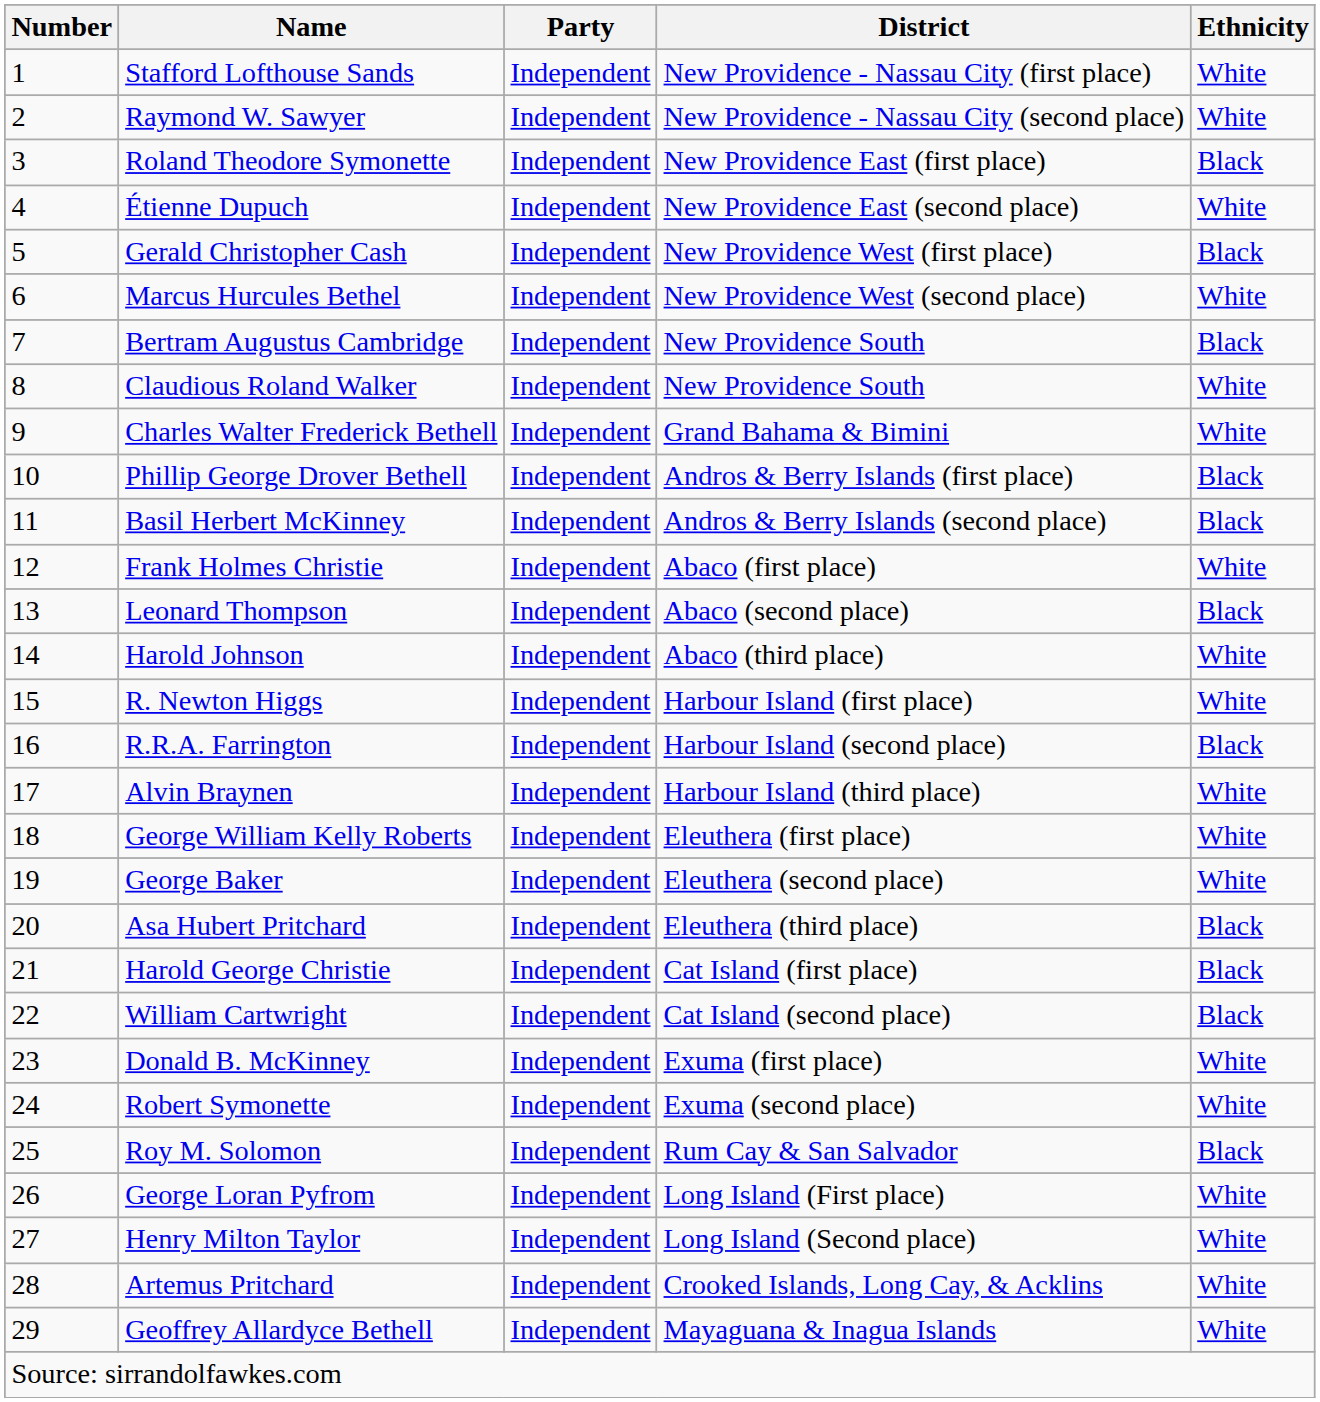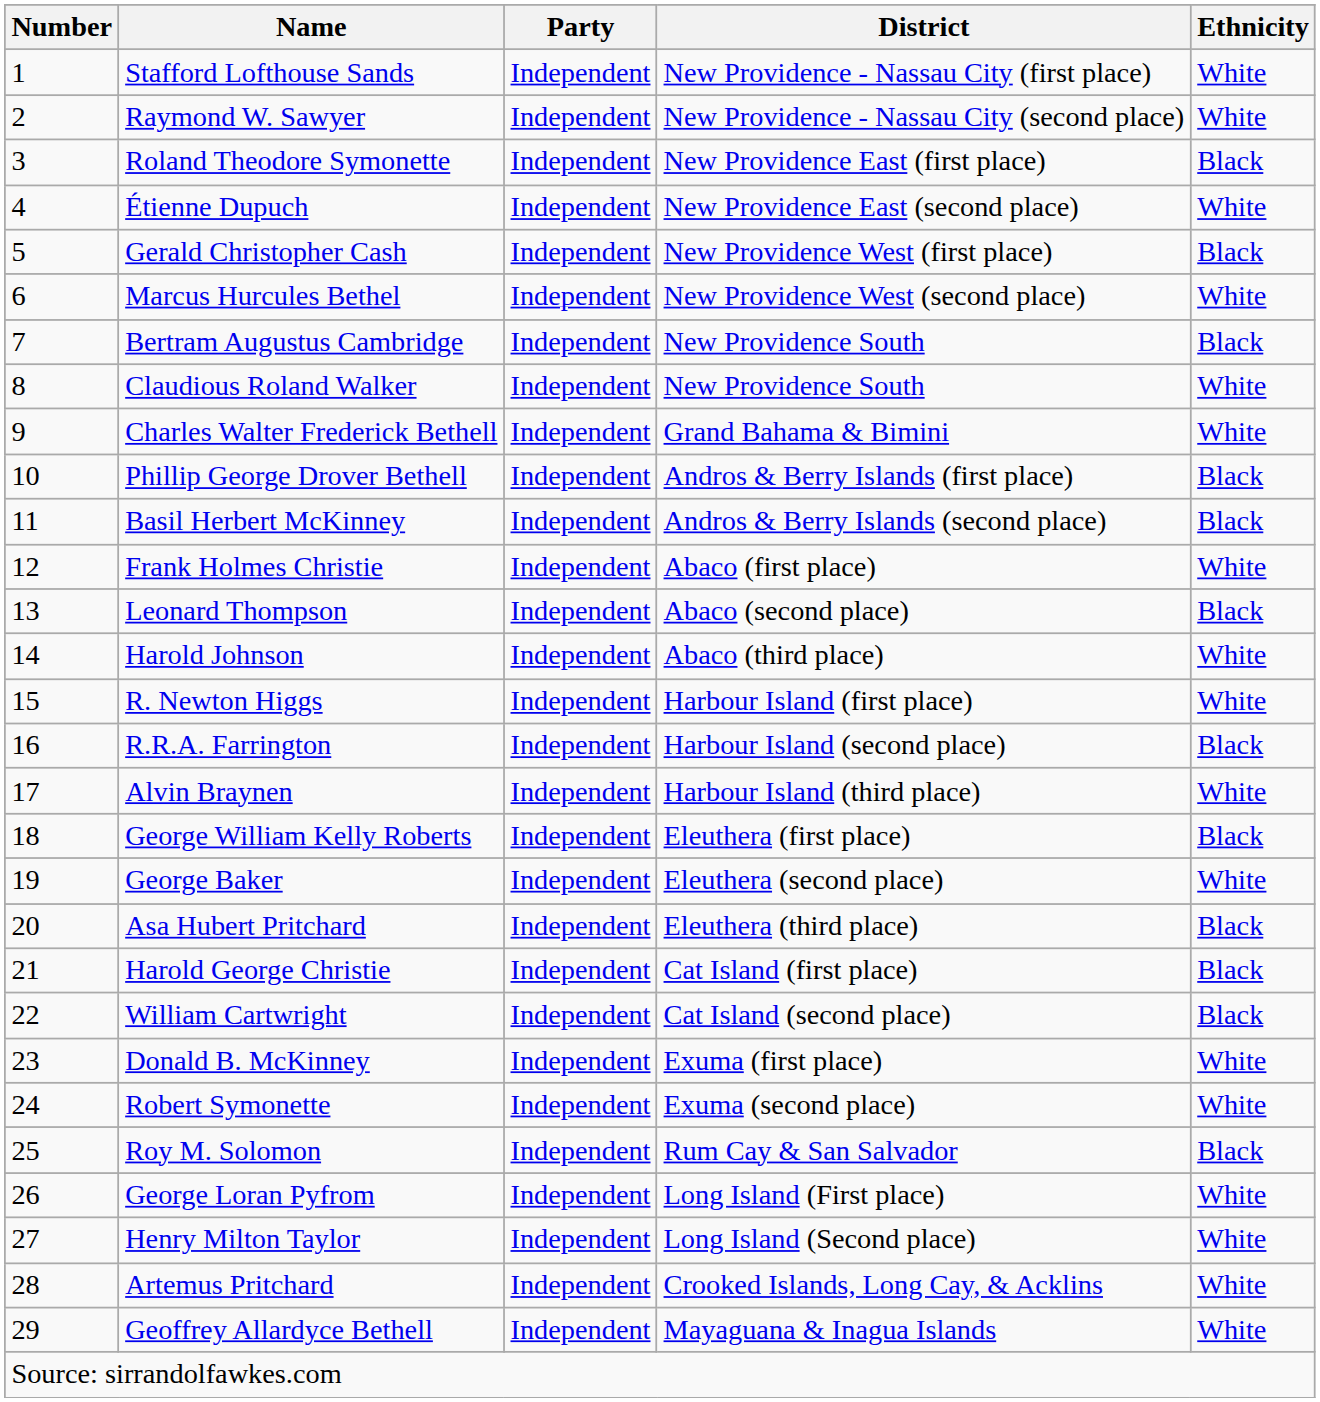(1232, 835) White -> (1230, 835) Black
